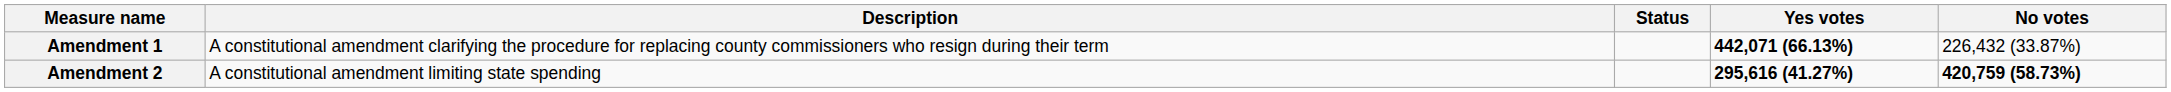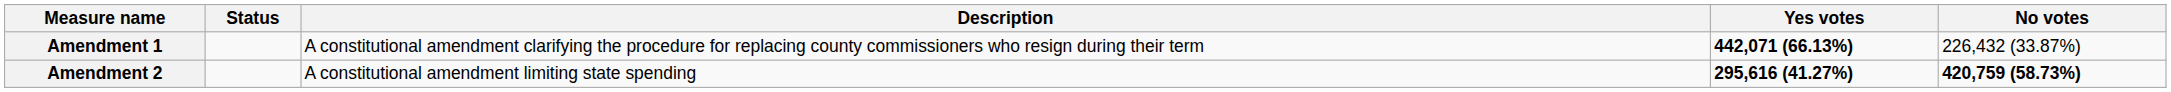columns swapped: (910, 18) <-> (1663, 18)
